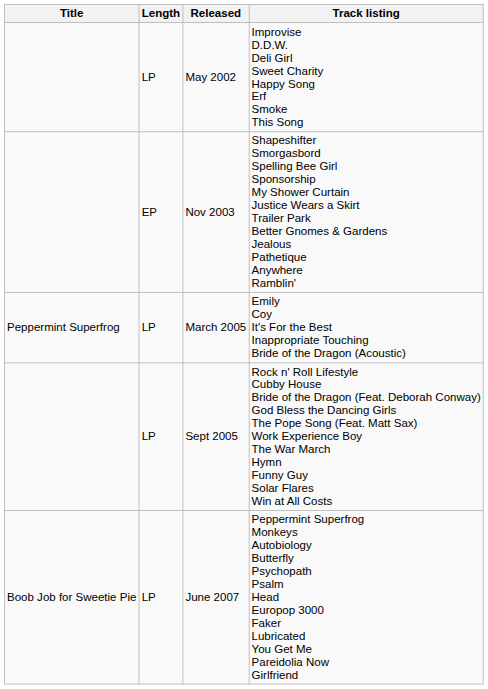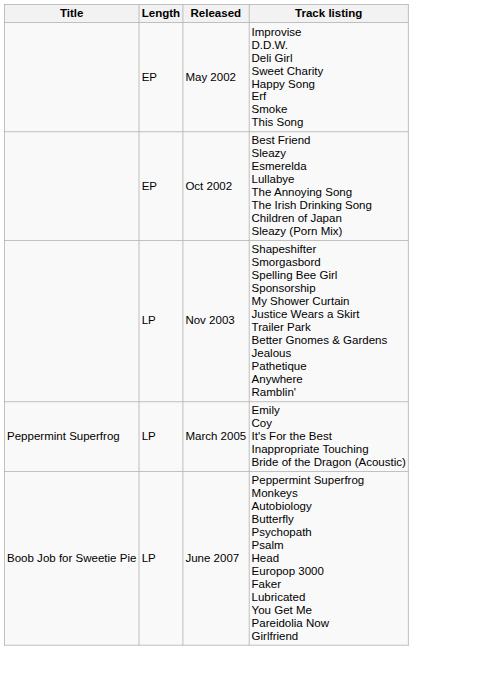(149, 77) LP -> (149, 77) EP
+ row: (209, 186)
(149, 212) EP -> (149, 321) LP
- row: (212, 436)
